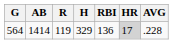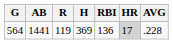(39, 30) 1414 -> (39, 30) 1441
(84, 30) 329 -> (84, 30) 369
